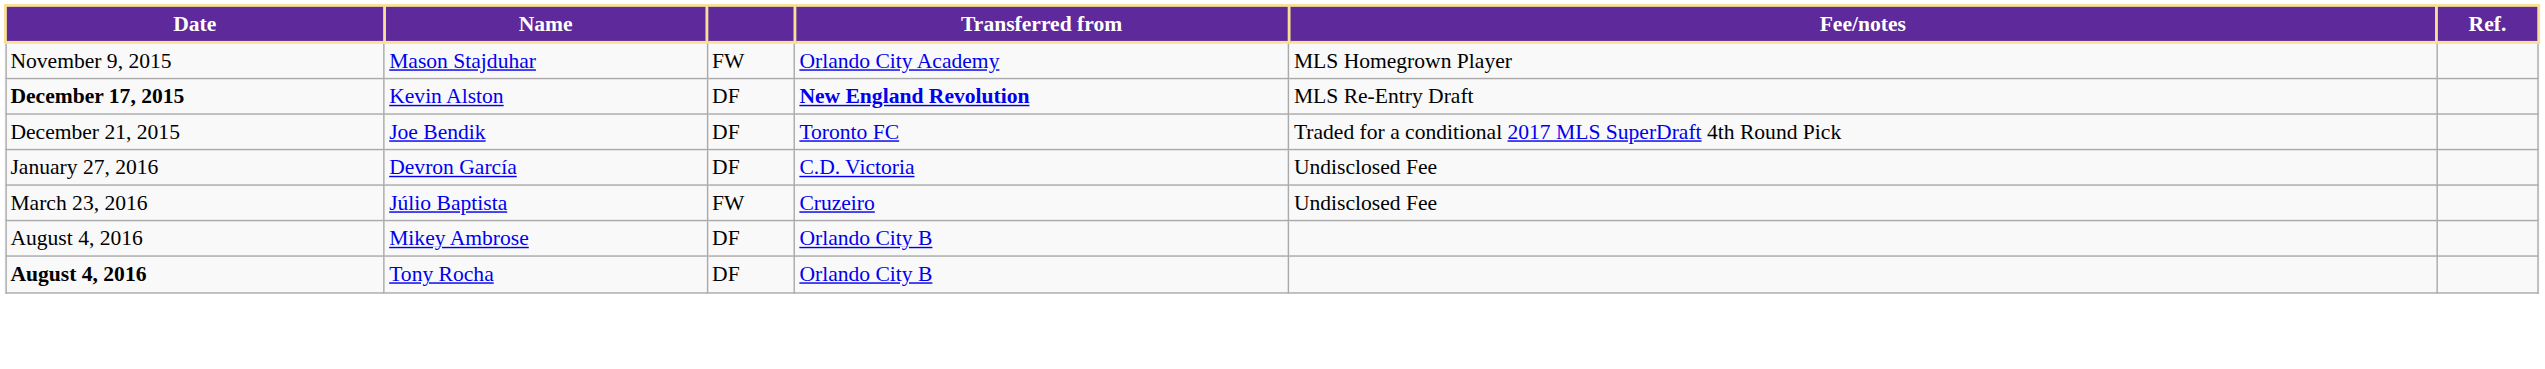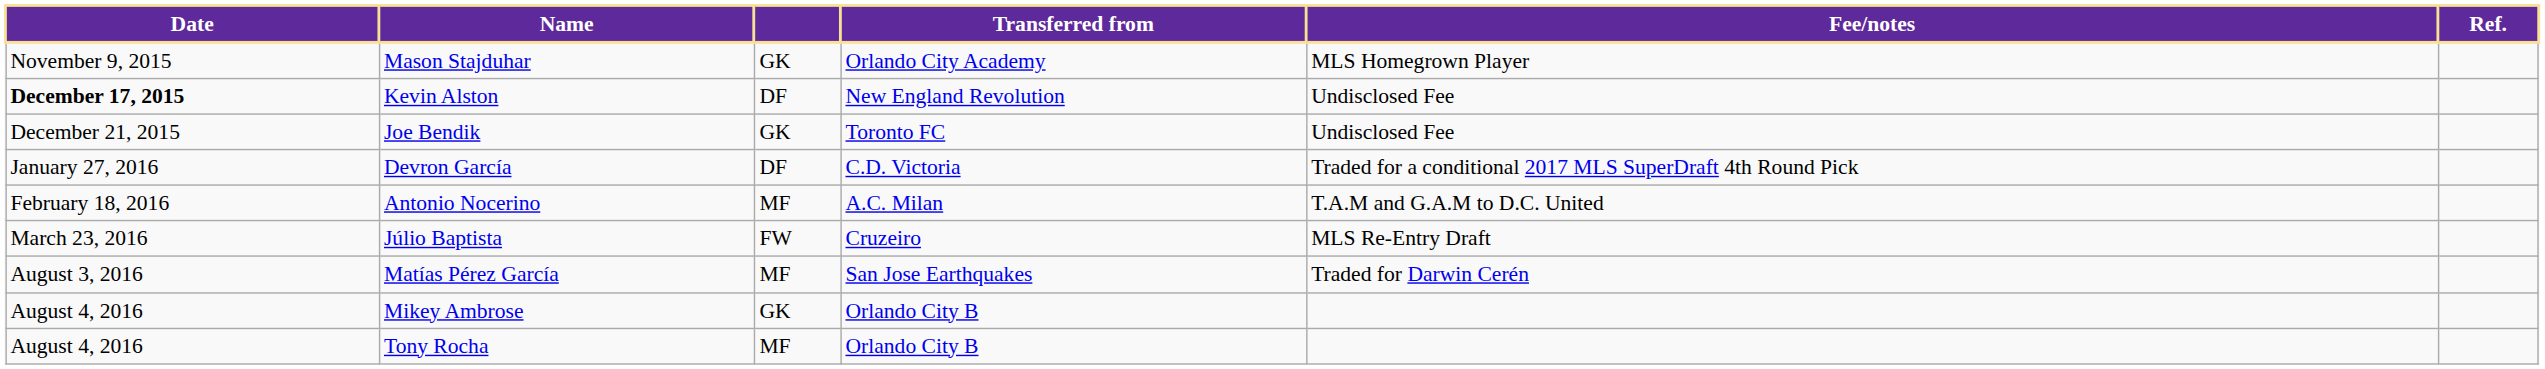(728, 60) FW -> (775, 60) GK
(914, 96) bold -> (955, 96) normal
(1384, 96) MLS Re-Entry Draft -> (1383, 96) Undisclosed Fee
(726, 132) DF -> (775, 132) GK
(1568, 132) Traded for a conditional 2017 MLS SuperDraft 4th Round Pick -> (1383, 132) Undisclosed Fee
(1365, 167) Undisclosed Fee -> (1585, 167) Traded for a conditional 2017 MLS SuperDraft 4th Round Pick
+ row: (462, 203)
(1365, 203) Undisclosed Fee -> (1401, 238) MLS Re-Entry Draft
+ row: (471, 274)
(726, 238) DF -> (775, 310) GK
(78, 274) bold -> (77, 345) normal
(726, 274) DF -> (775, 345) MF
